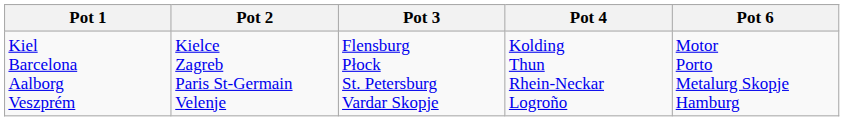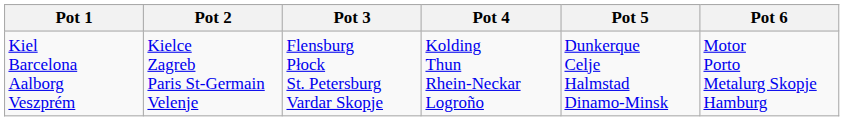+ column: (630, 17)
